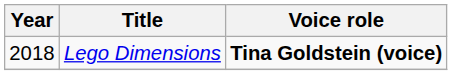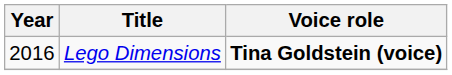(32, 52) 2018 -> (32, 52) 2016
